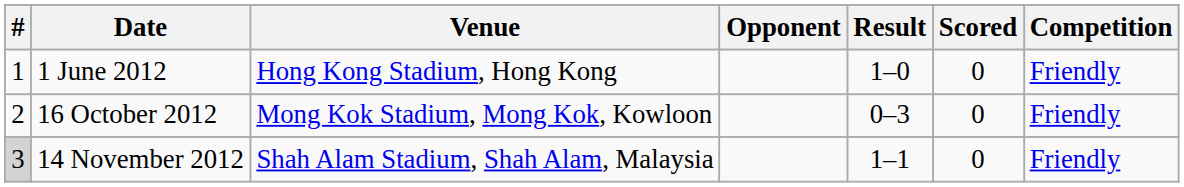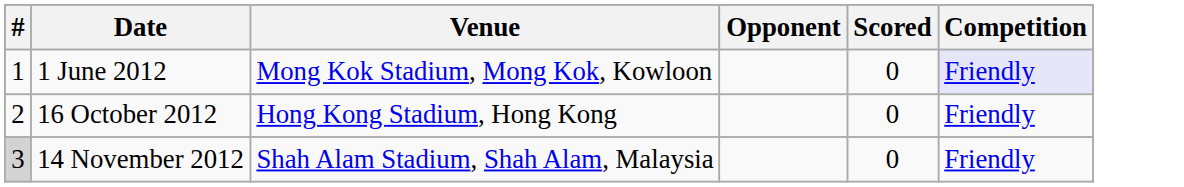- column: (890, 26)
(437, 71) Hong Kong Stadium, Hong Kong -> (484, 71) Mong Kok Stadium, Mong Kok, Kowloon
(1075, 71) no background -> (990, 71) lavender background
(484, 115) Mong Kok Stadium, Mong Kok, Kowloon -> (437, 115) Hong Kong Stadium, Hong Kong
